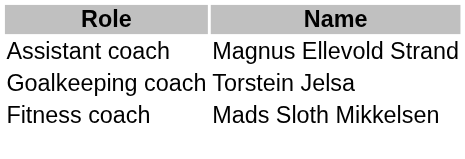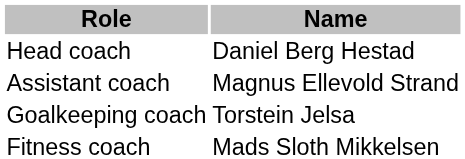+ row: (69, 51)
